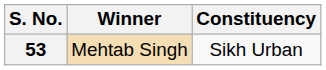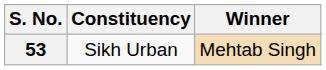columns swapped: (256, 19) <-> (129, 19)
